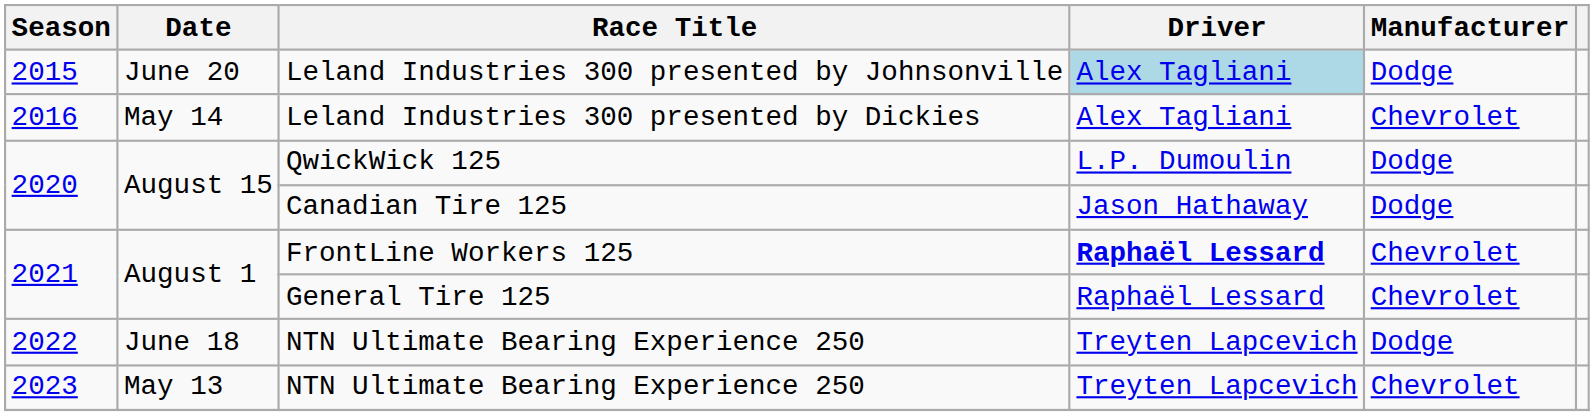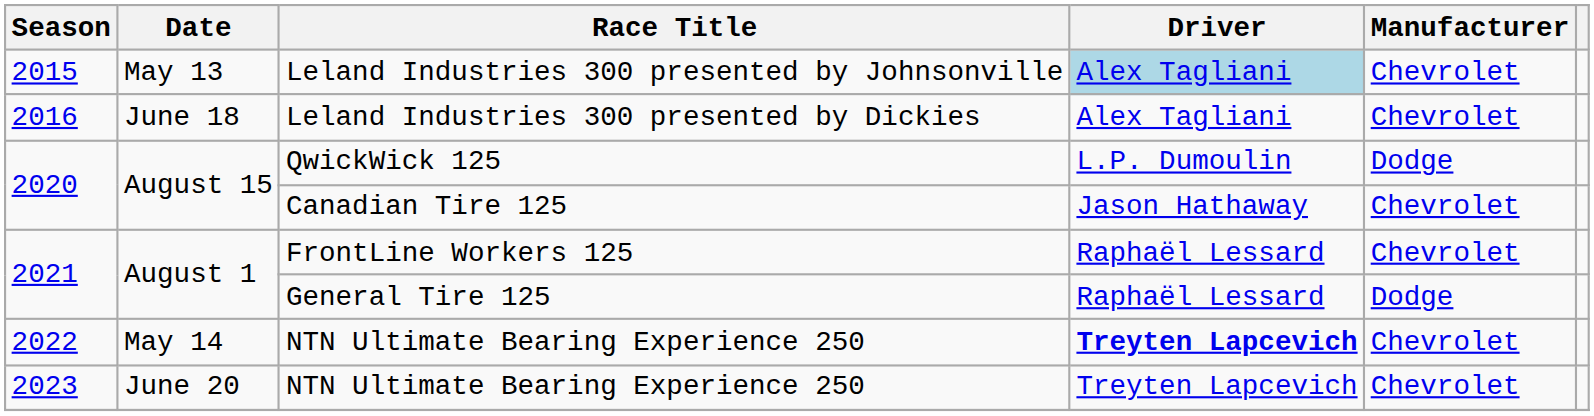(182, 72) June 20 -> (174, 72) May 13
(1412, 72) Dodge -> (1445, 72) Chevrolet
(174, 117) May 14 -> (182, 117) June 18
(1412, 207) Dodge -> (1445, 207) Chevrolet
(1200, 252) bold -> (1200, 252) normal
(1445, 297) Chevrolet -> (1412, 297) Dodge
(182, 342) June 18 -> (174, 342) May 14
(1217, 342) normal -> (1217, 342) bold
(1412, 342) Dodge -> (1445, 342) Chevrolet
(174, 387) May 13 -> (182, 387) June 20
